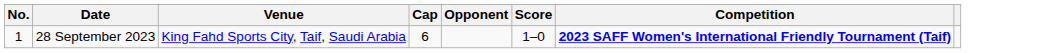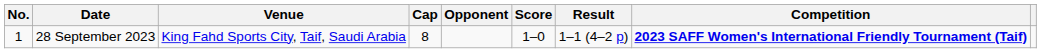+ column: (593, 15)
(425, 36) 6 -> (425, 36) 8
